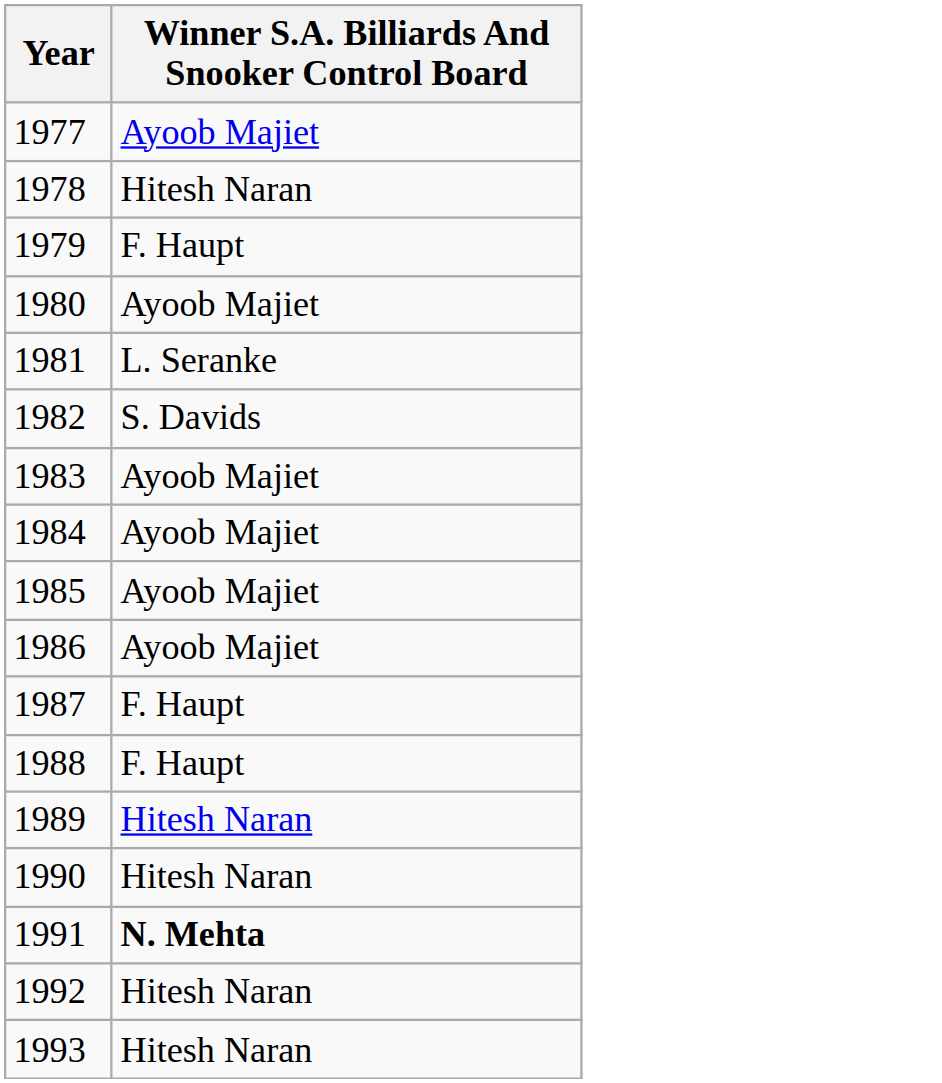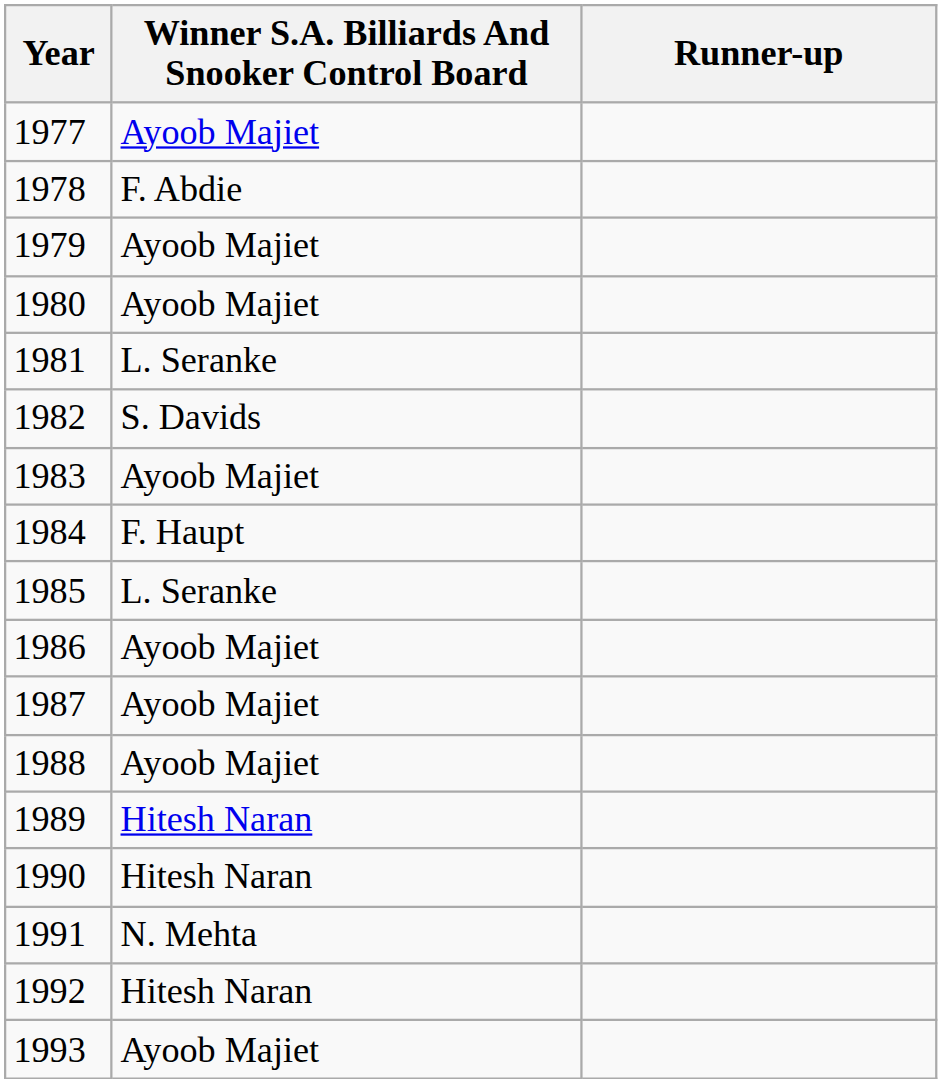+ column: (759, 53)
(216, 188) Hitesh Naran -> (181, 188) F. Abdie
(182, 245) F. Haupt -> (220, 245) Ayoob Majiet
(220, 532) Ayoob Majiet -> (182, 532) F. Haupt
(220, 589) Ayoob Majiet -> (199, 589) L. Seranke
(182, 704) F. Haupt -> (220, 704) Ayoob Majiet
(182, 762) F. Haupt -> (220, 762) Ayoob Majiet
(193, 934) bold -> (189, 934) normal
(216, 1048) Hitesh Naran -> (220, 1048) Ayoob Majiet
